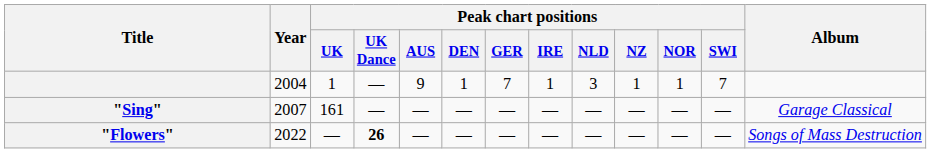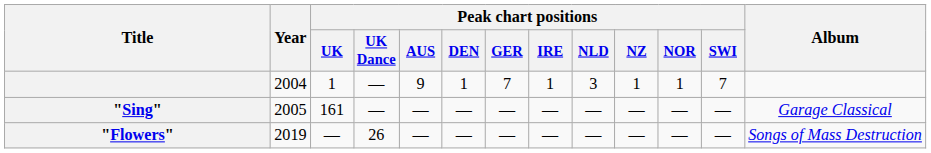(290, 109) 2007 -> (290, 109) 2005
(290, 135) 2022 -> (290, 135) 2019
(376, 135) bold -> (376, 135) normal
